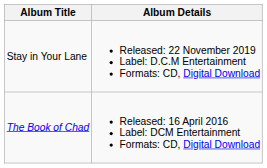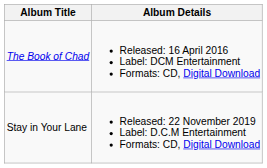rows swapped: (48, 127) <-> (47, 56)
